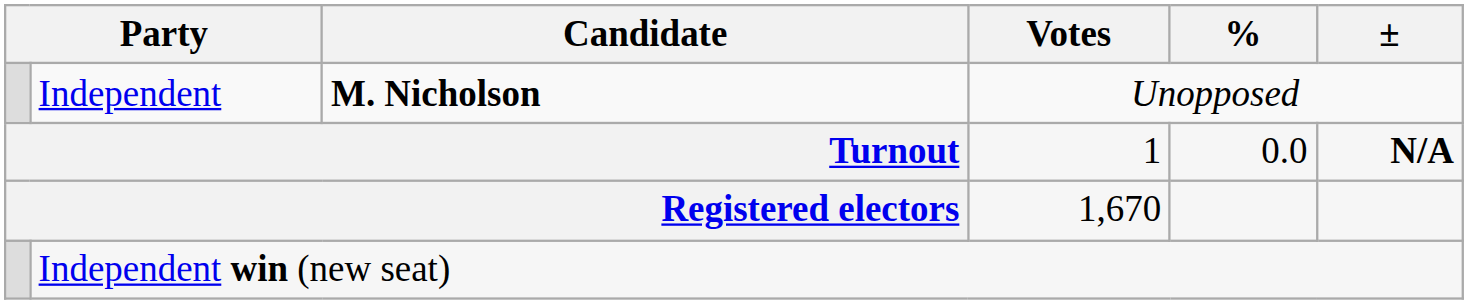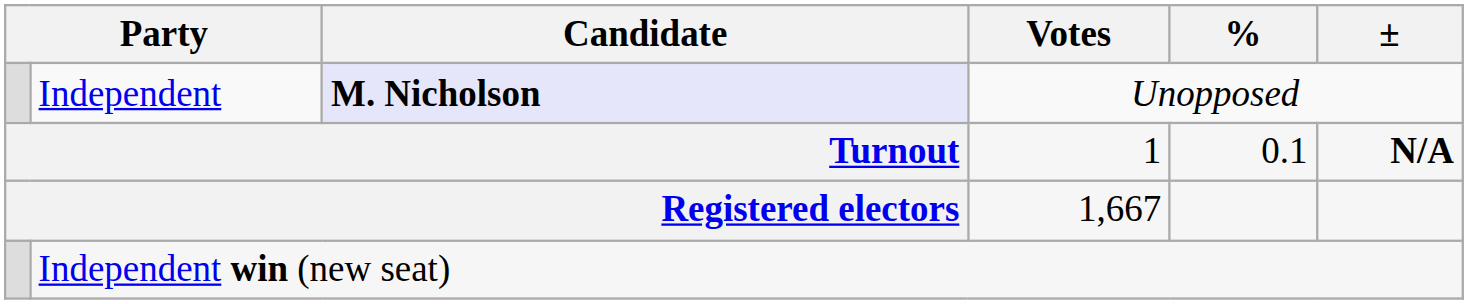(436, 92) no background -> (436, 92) lavender background
(1284, 151) 0.0 -> (1284, 151) 0.1
(1120, 209) 1,670 -> (1120, 209) 1,667
